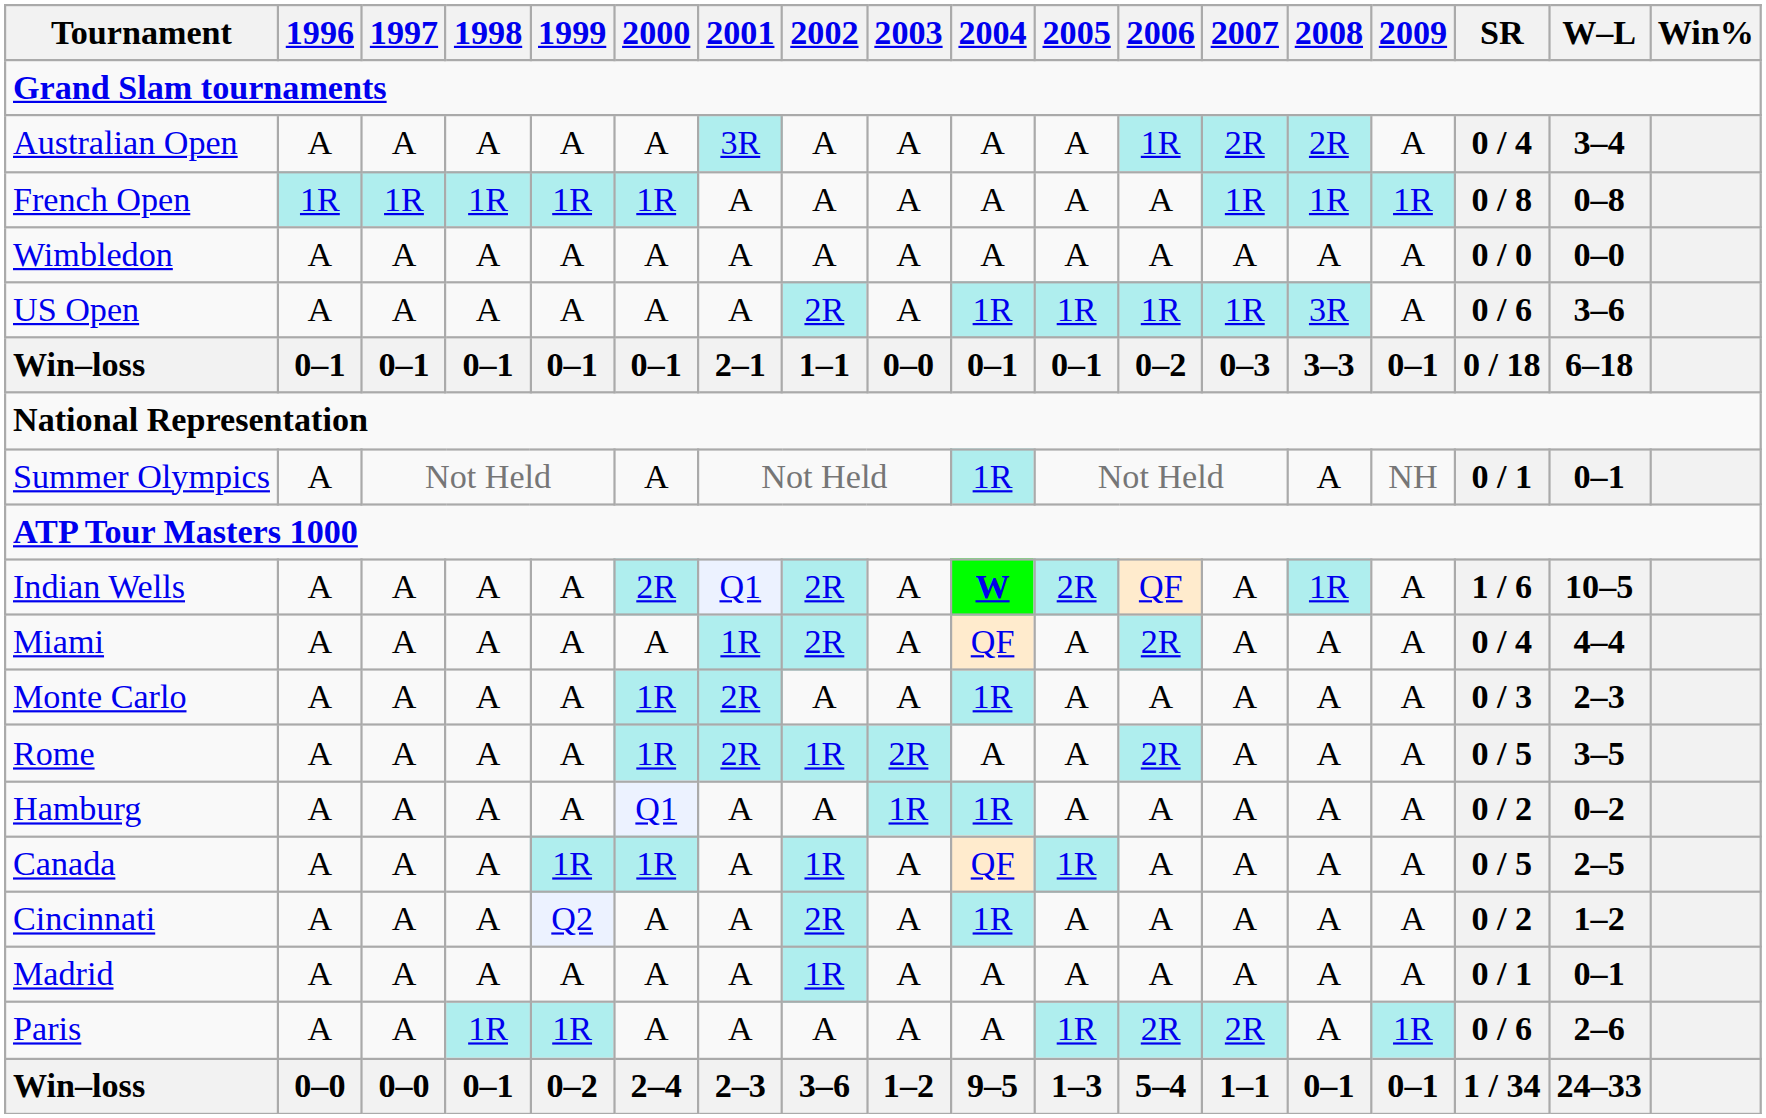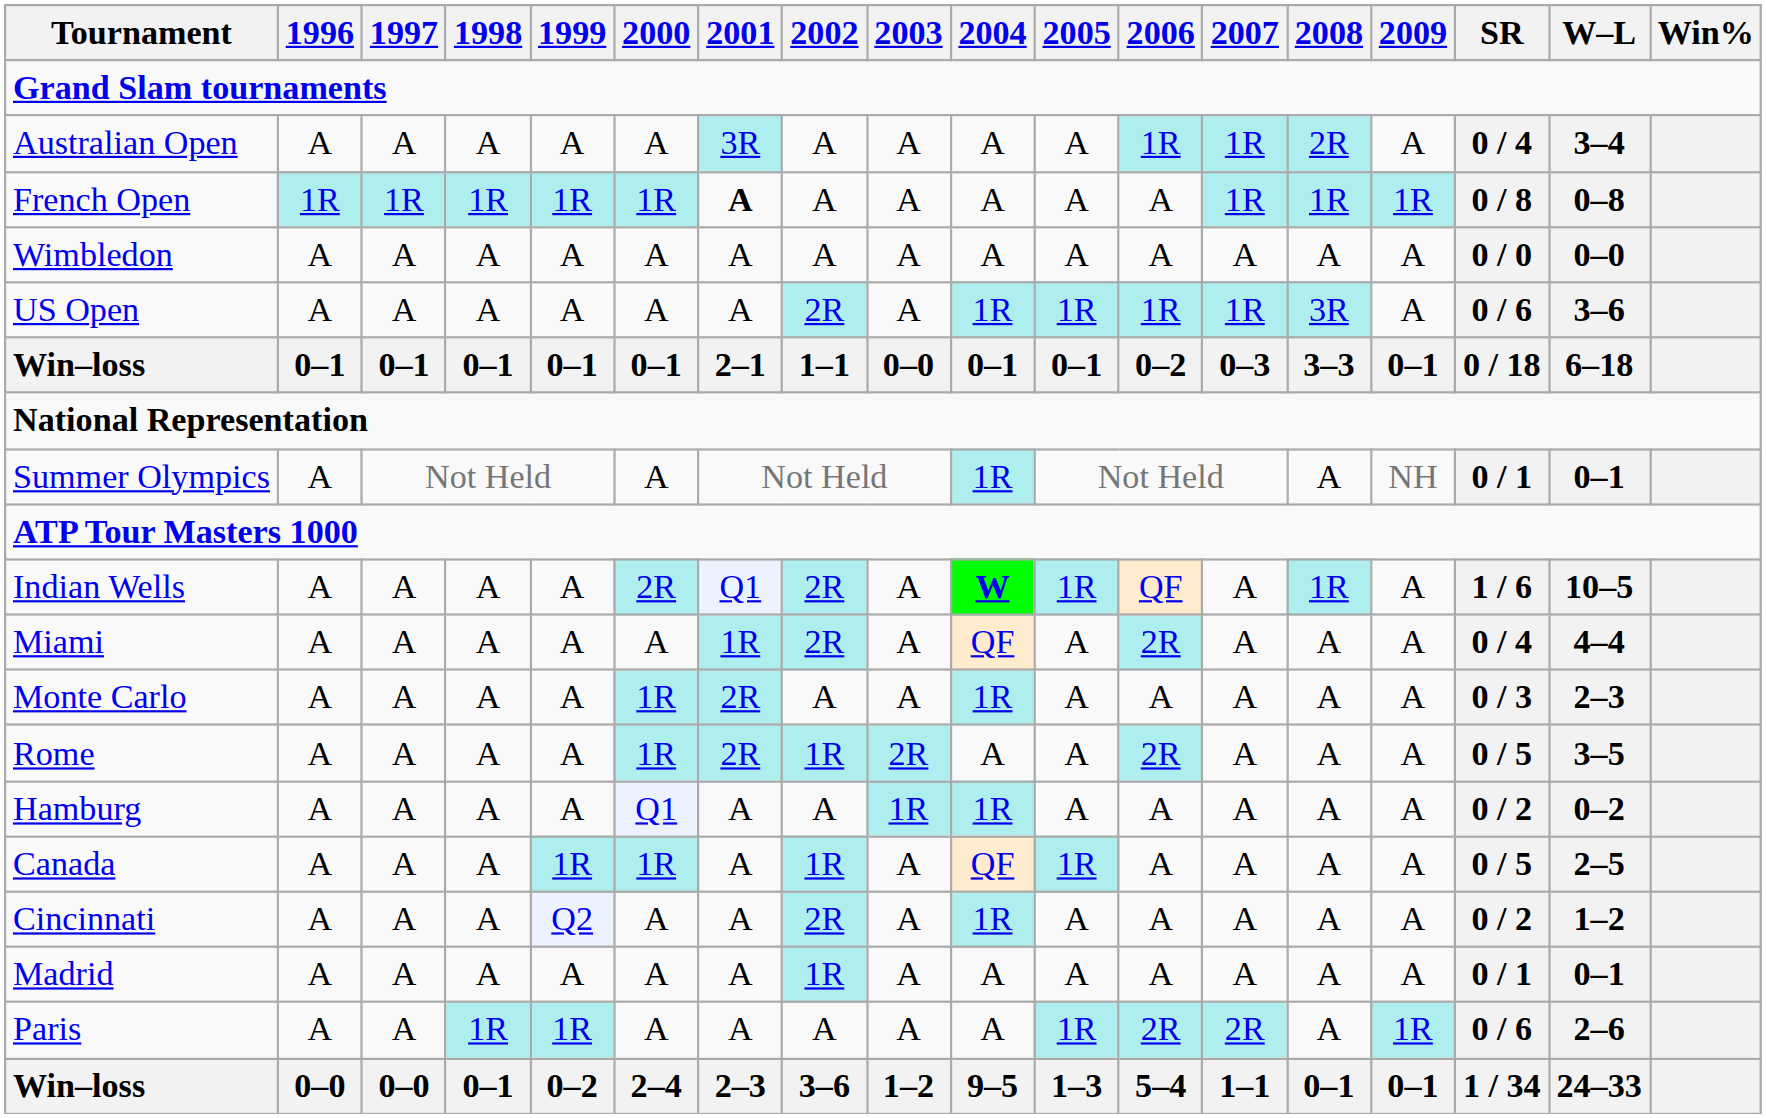(1245, 142) 2R -> (1245, 142) 1R
(740, 197) normal -> (740, 197) bold
(1077, 585) 2R -> (1077, 585) 1R
